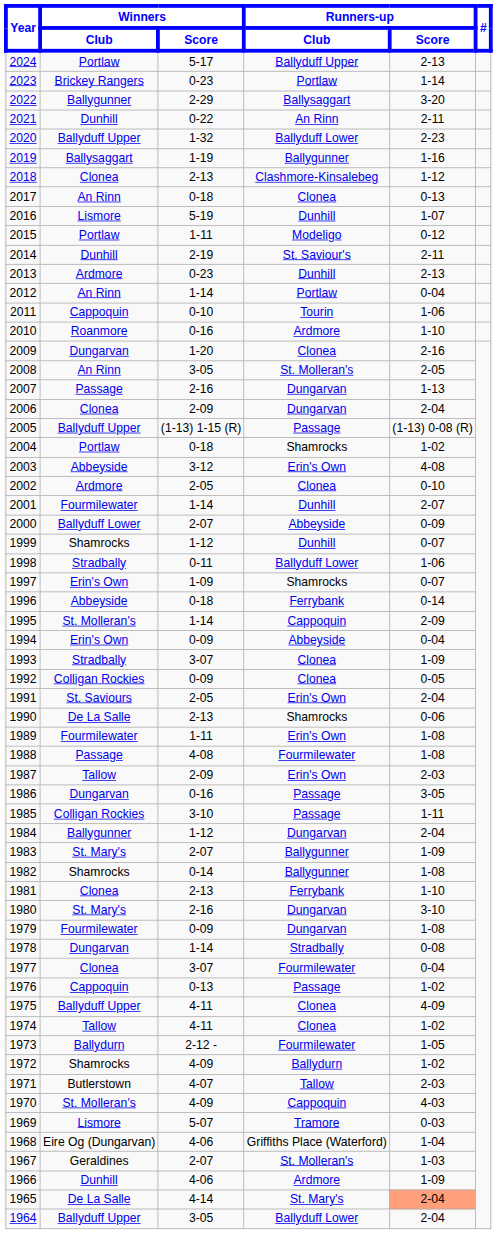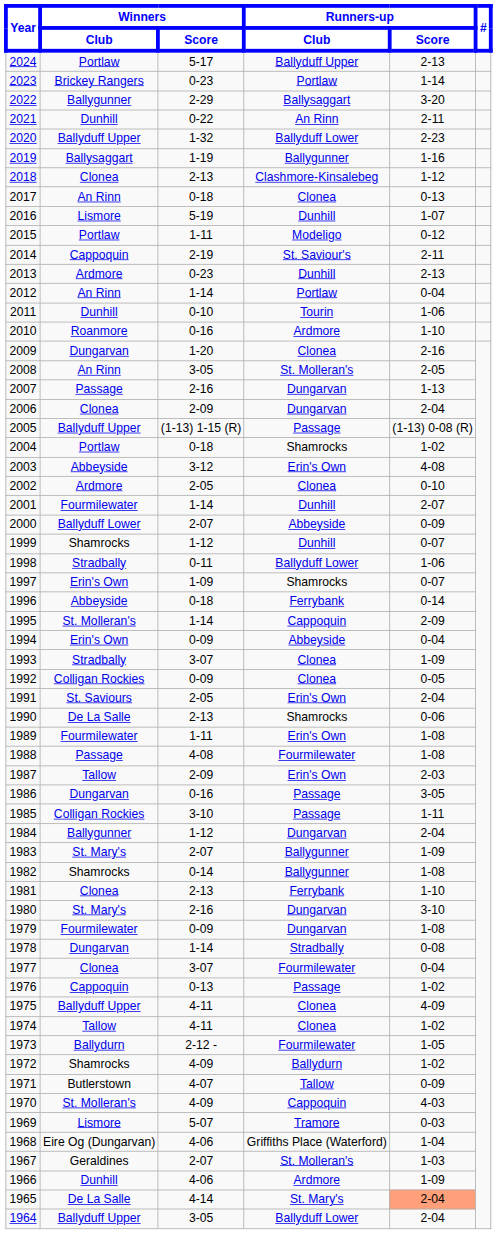(99, 254) Dunhill -> (99, 254) Cappoquin
(99, 312) Cappoquin -> (99, 312) Dunhill
(433, 1083) 2-03 -> (433, 1083) 0-09
